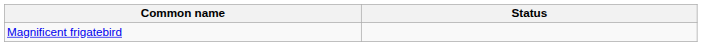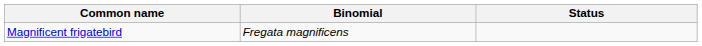+ column: (358, 13)
